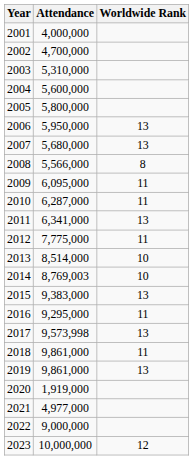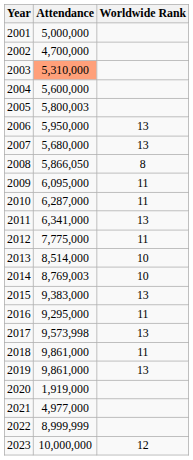(65, 32) 4,000,000 -> (65, 32) 5,000,000
(65, 70) no background -> (65, 70) lightsalmon background
(65, 107) 5,800,000 -> (65, 107) 5,800,003
(65, 164) 5,566,000 -> (65, 164) 5,866,050
(65, 426) 9,000,000 -> (65, 426) 8,999,999
